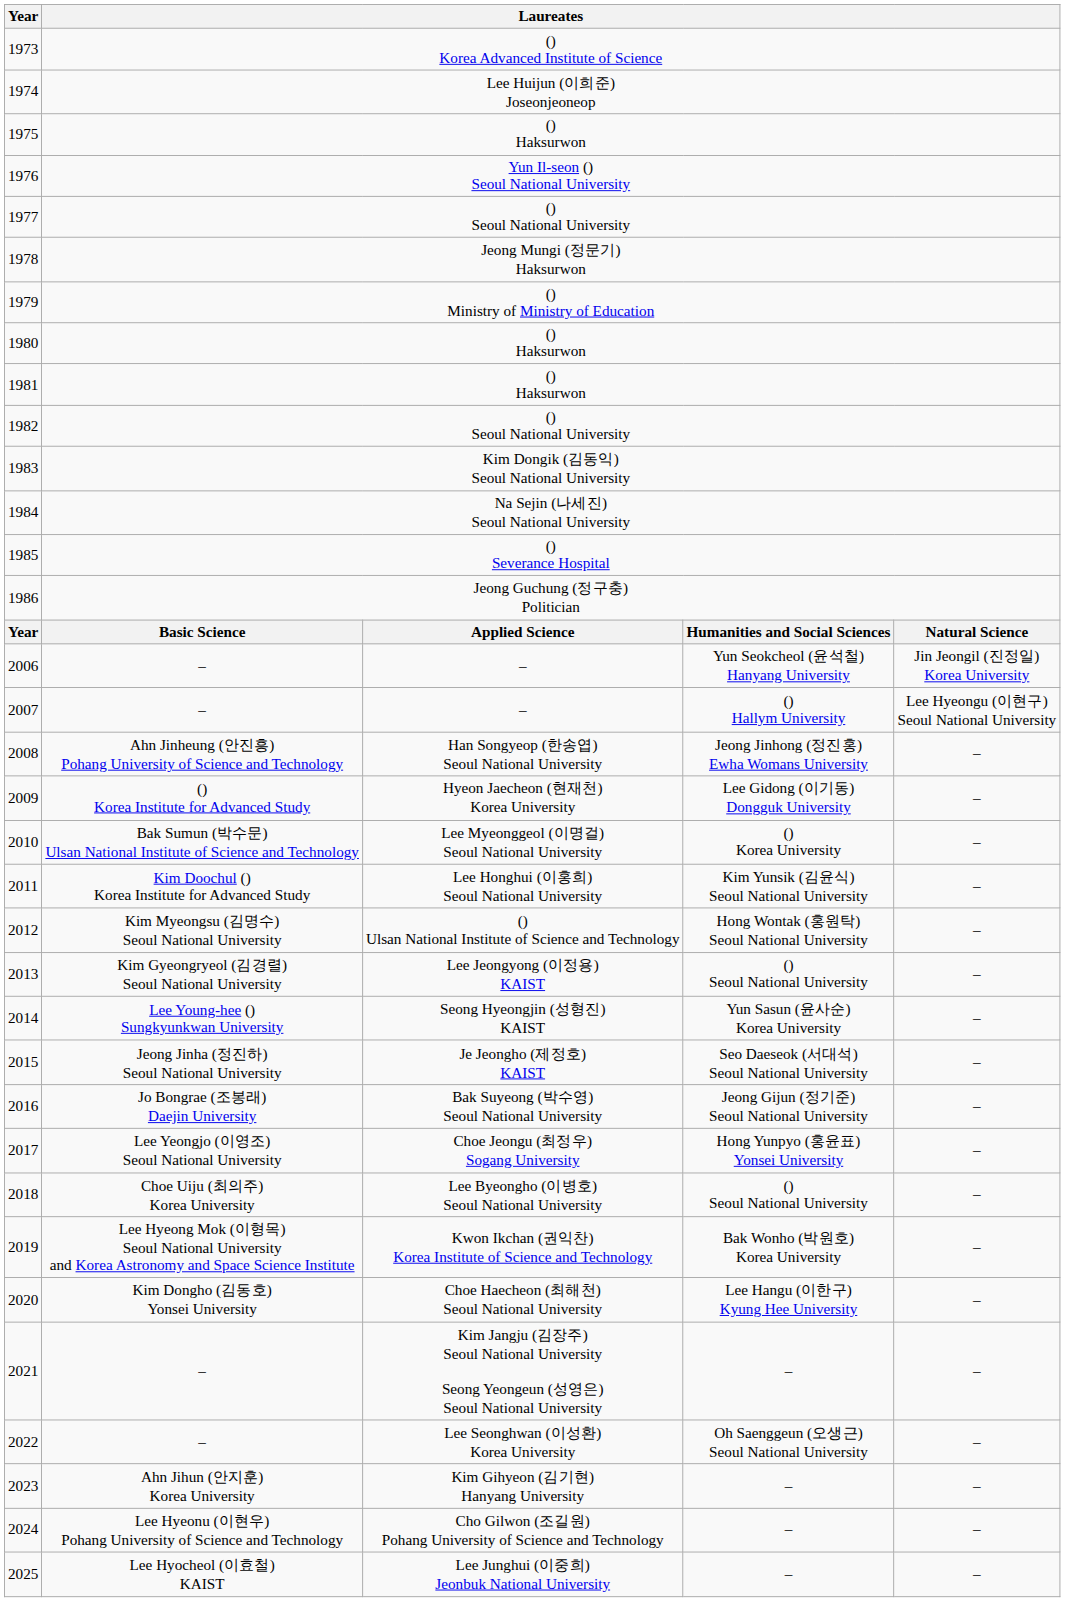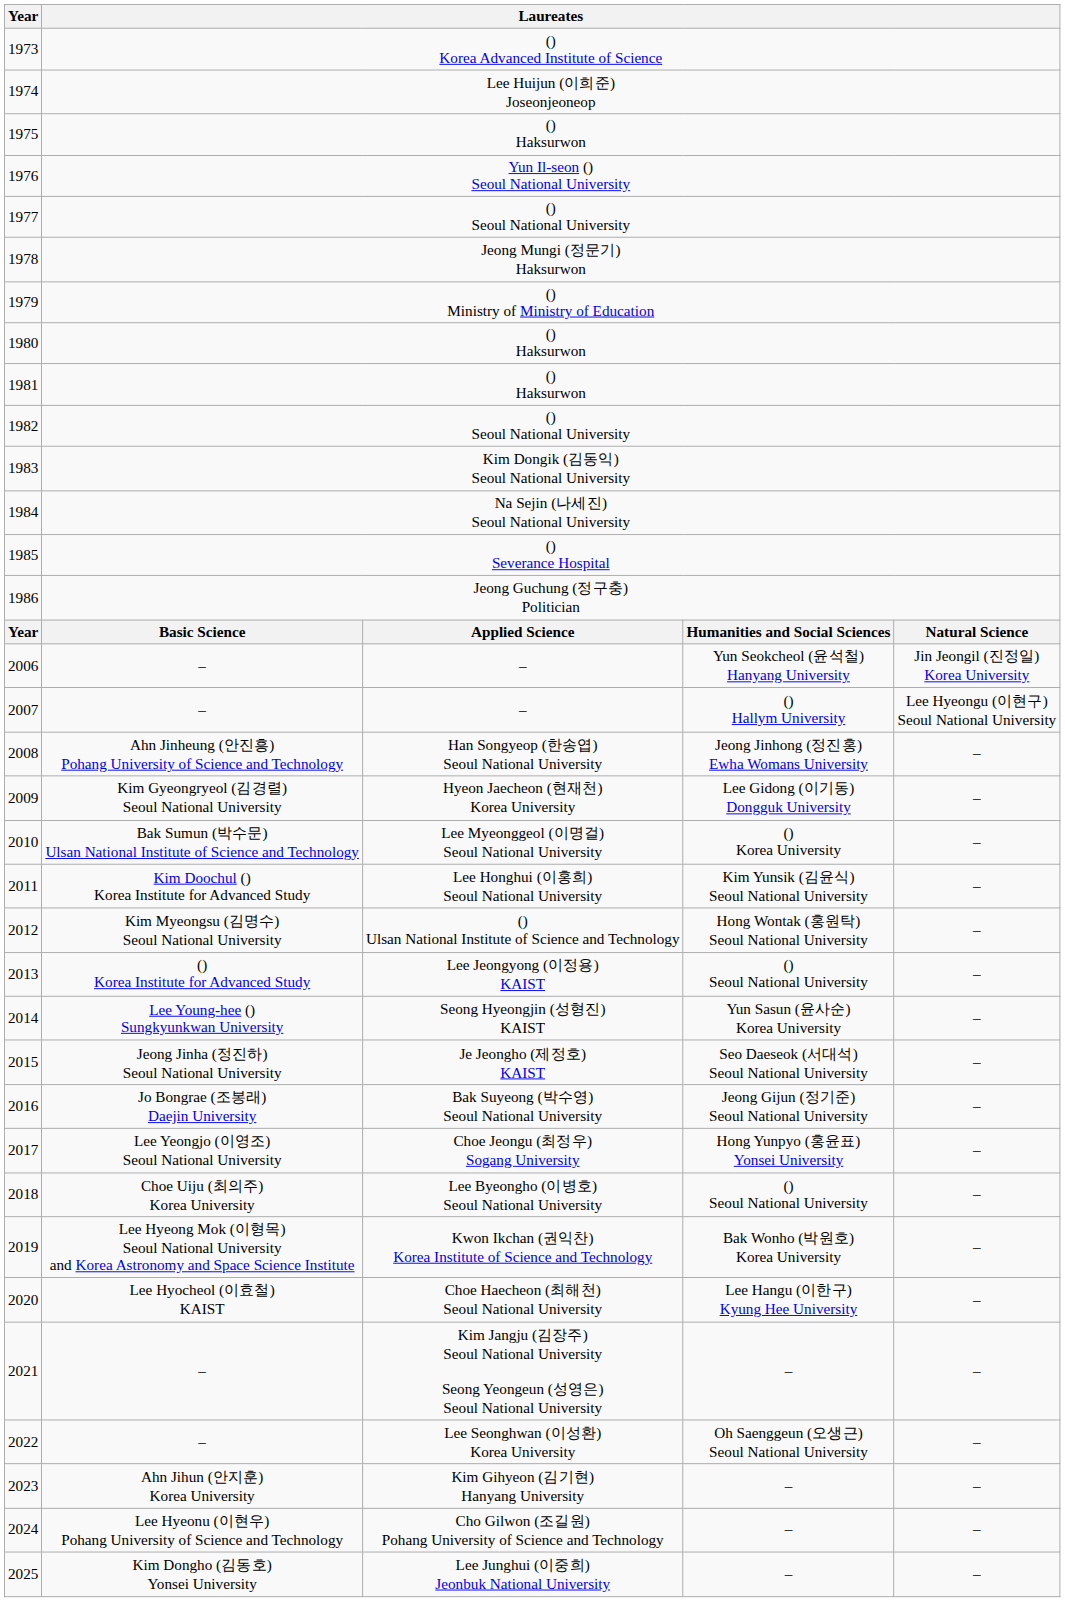(202, 798) () Korea Institute for Advanced Study -> (202, 798) Kim Gyeongryeol (김경렬) Seoul National University
(202, 974) Kim Gyeongryeol (김경렬) Seoul National University -> (202, 974) () Korea Institute for Advanced Study
(202, 1300) Kim Dongho (김동호) Yonsei University -> (202, 1300) Lee Hyocheol (이효철) KAIST
(202, 1574) Lee Hyocheol (이효철) KAIST -> (202, 1574) Kim Dongho (김동호) Yonsei University
